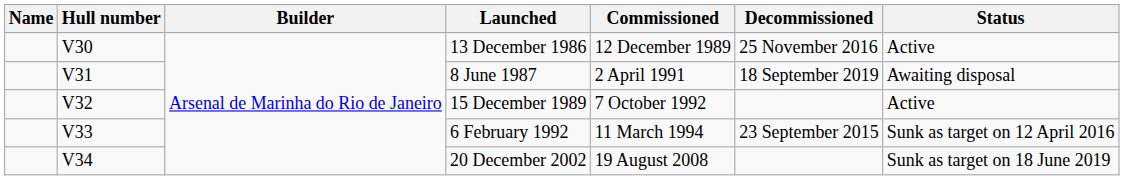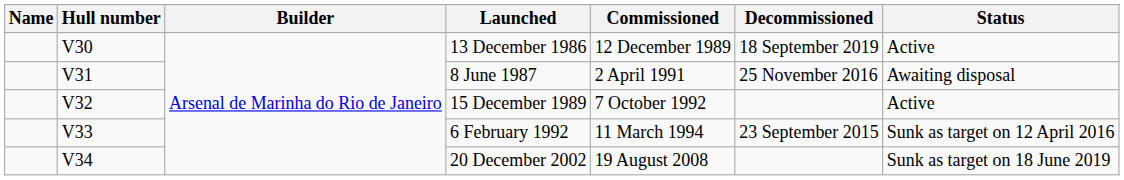(808, 47) 25 November 2016 -> (809, 47) 18 September 2019
(809, 75) 18 September 2019 -> (808, 75) 25 November 2016
